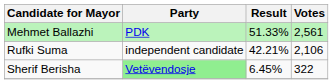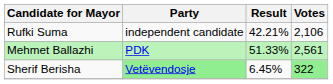rows swapped: (50, 32) <-> (37, 50)
(304, 69) no background -> (304, 69) lightgreen background
